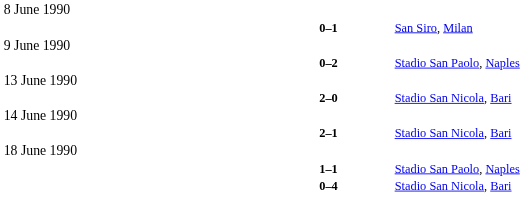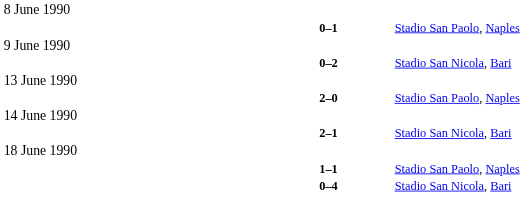(434, 27) San Siro, Milan -> (457, 27) Stadio San Paolo, Naples
(457, 63) Stadio San Paolo, Naples -> (453, 63) Stadio San Nicola, Bari
(453, 98) Stadio San Nicola, Bari -> (457, 98) Stadio San Paolo, Naples
